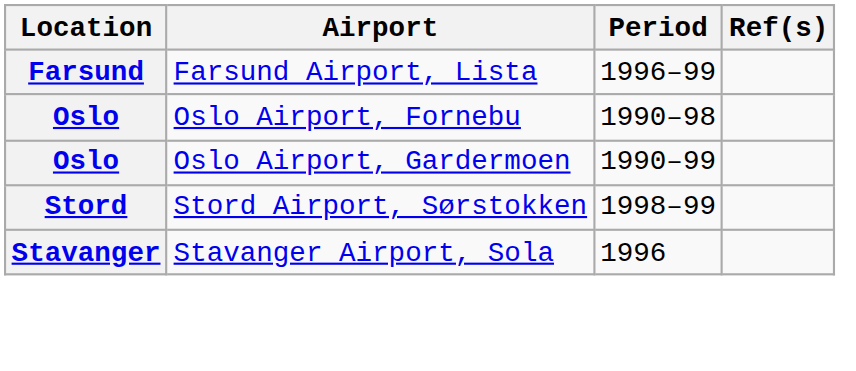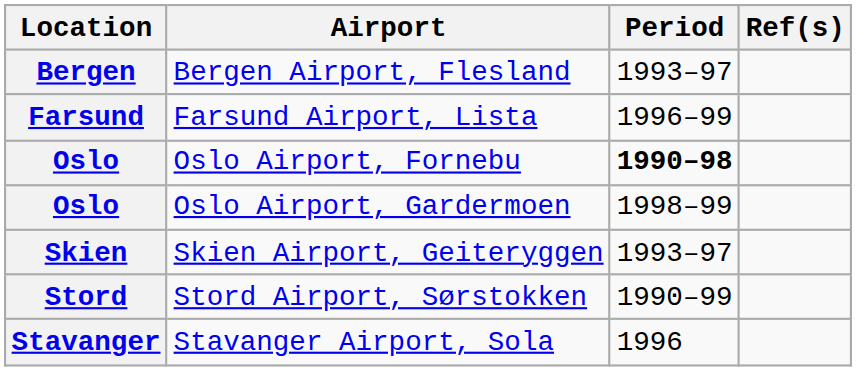+ row: (372, 72)
(658, 117) normal -> (675, 162) bold
(658, 162) 1990–99 -> (675, 207) 1998–99
+ row: (389, 252)
(658, 207) 1998–99 -> (675, 297) 1990–99
